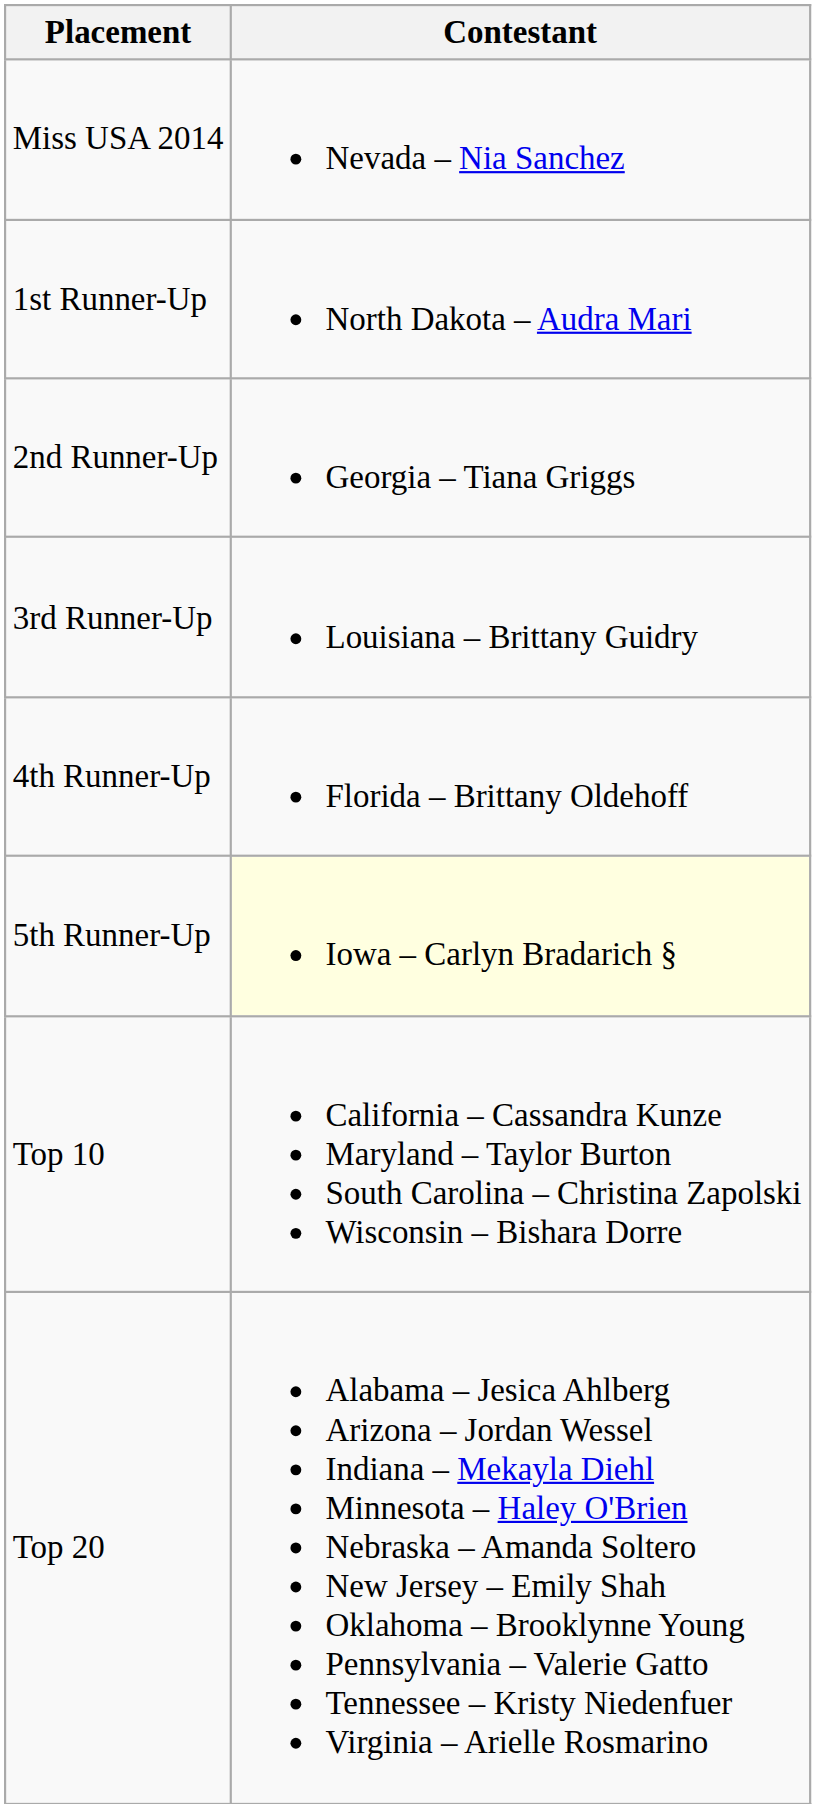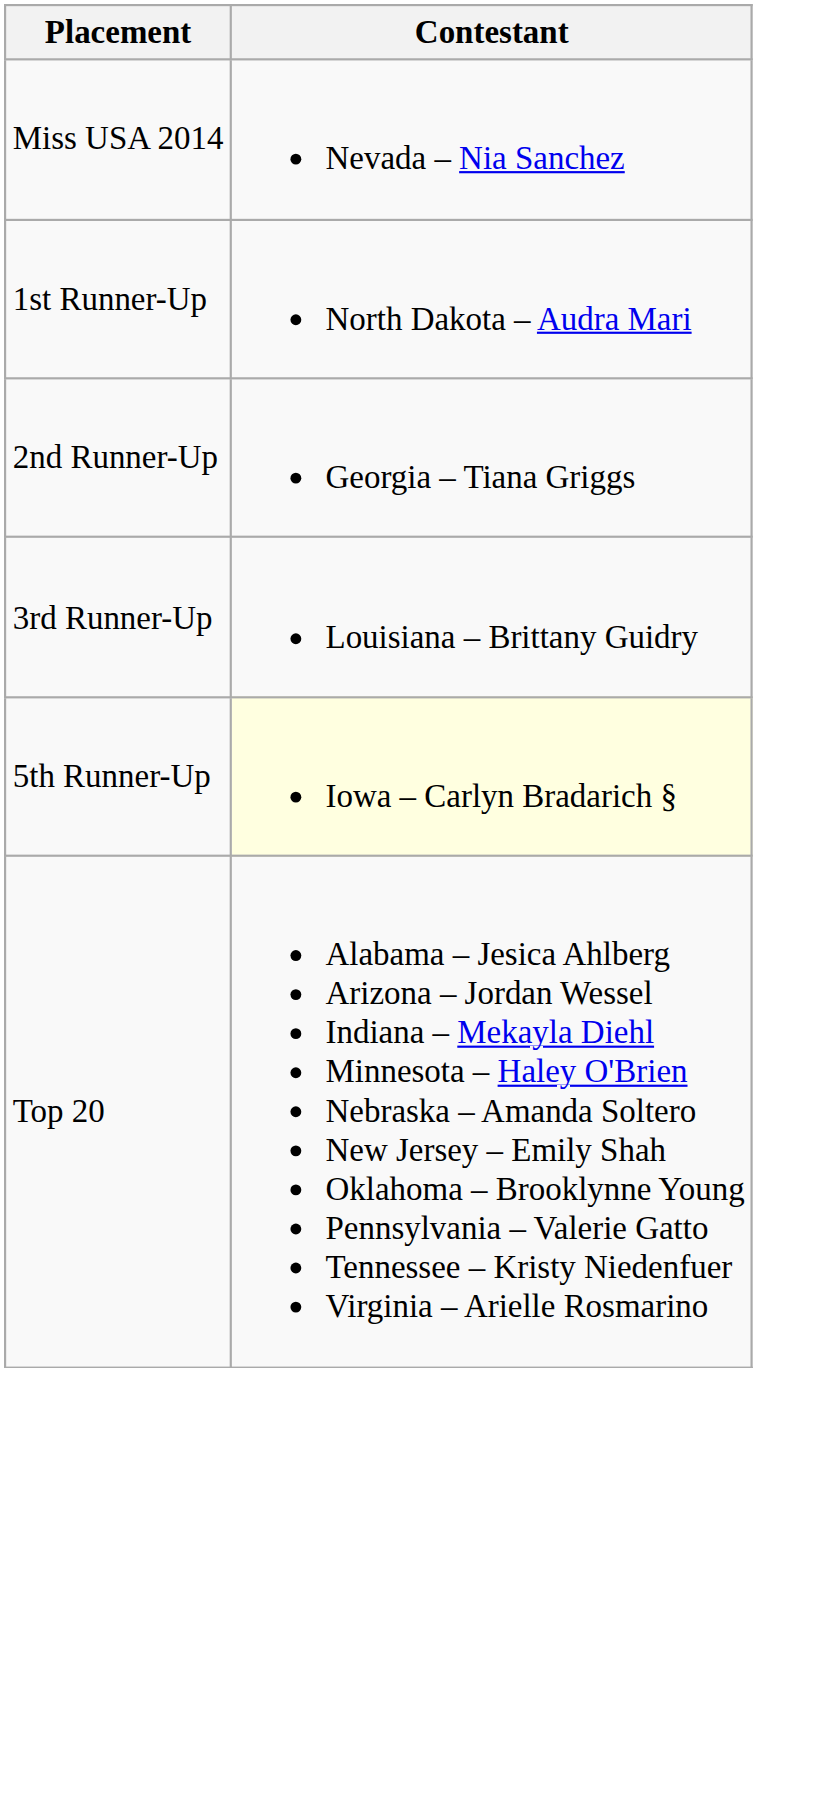- row: (112, 776)
- row: (59, 1153)
